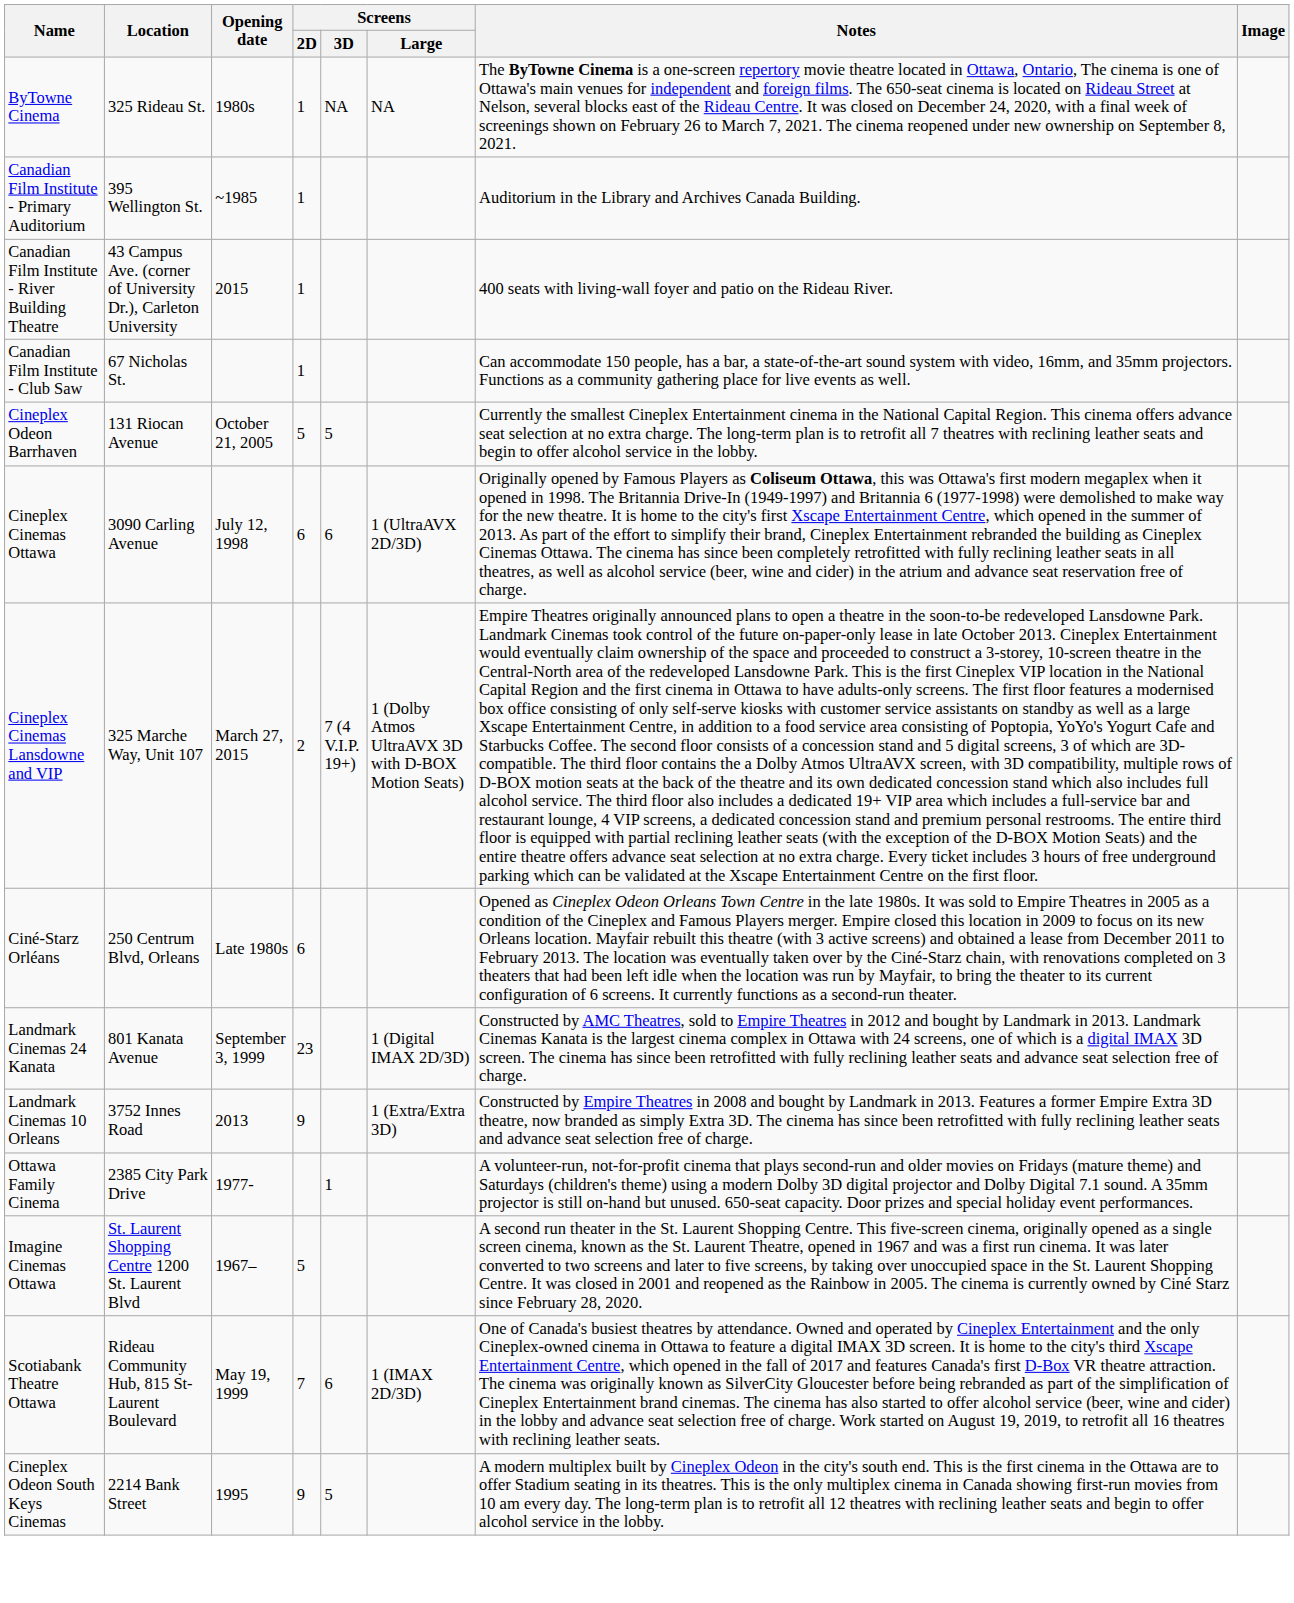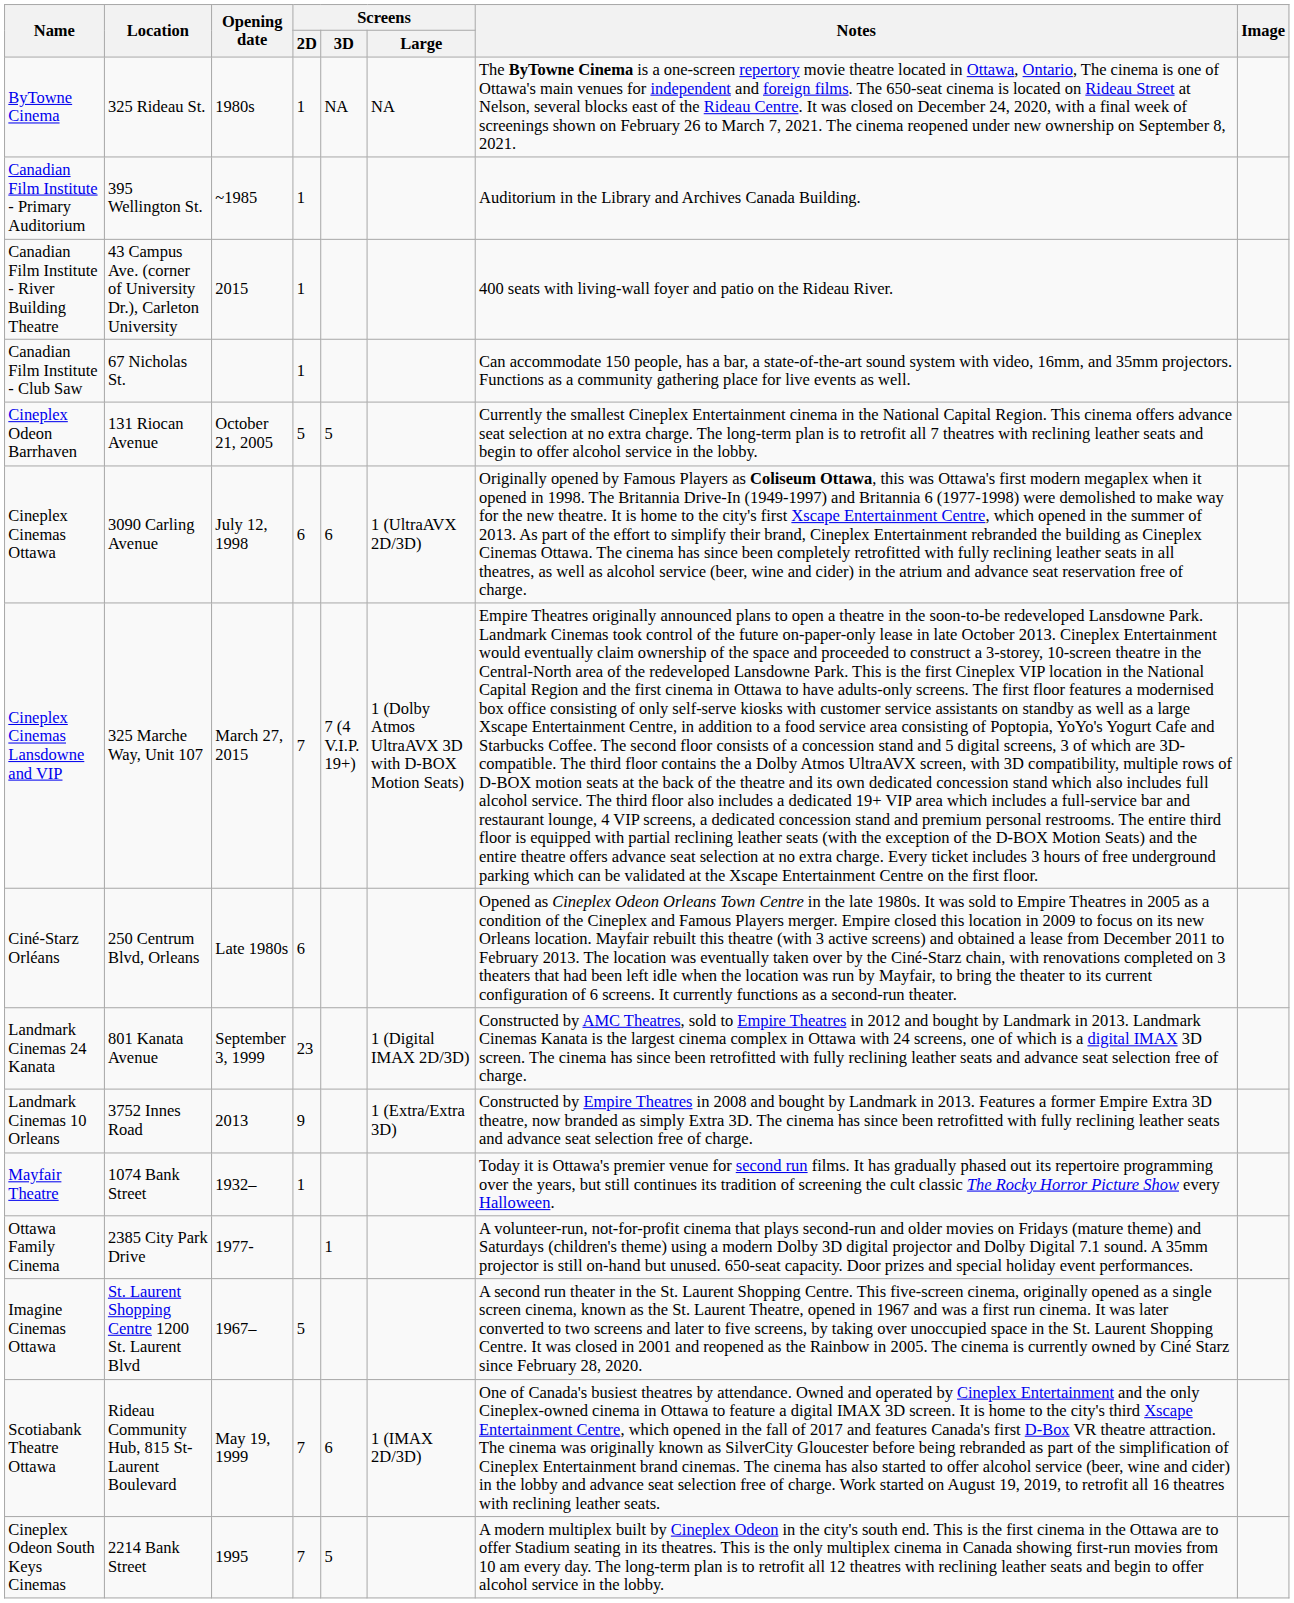(301, 745) 2 -> (301, 745) 7
+ row: (35, 1184)
(301, 1494) 9 -> (301, 1557) 7
